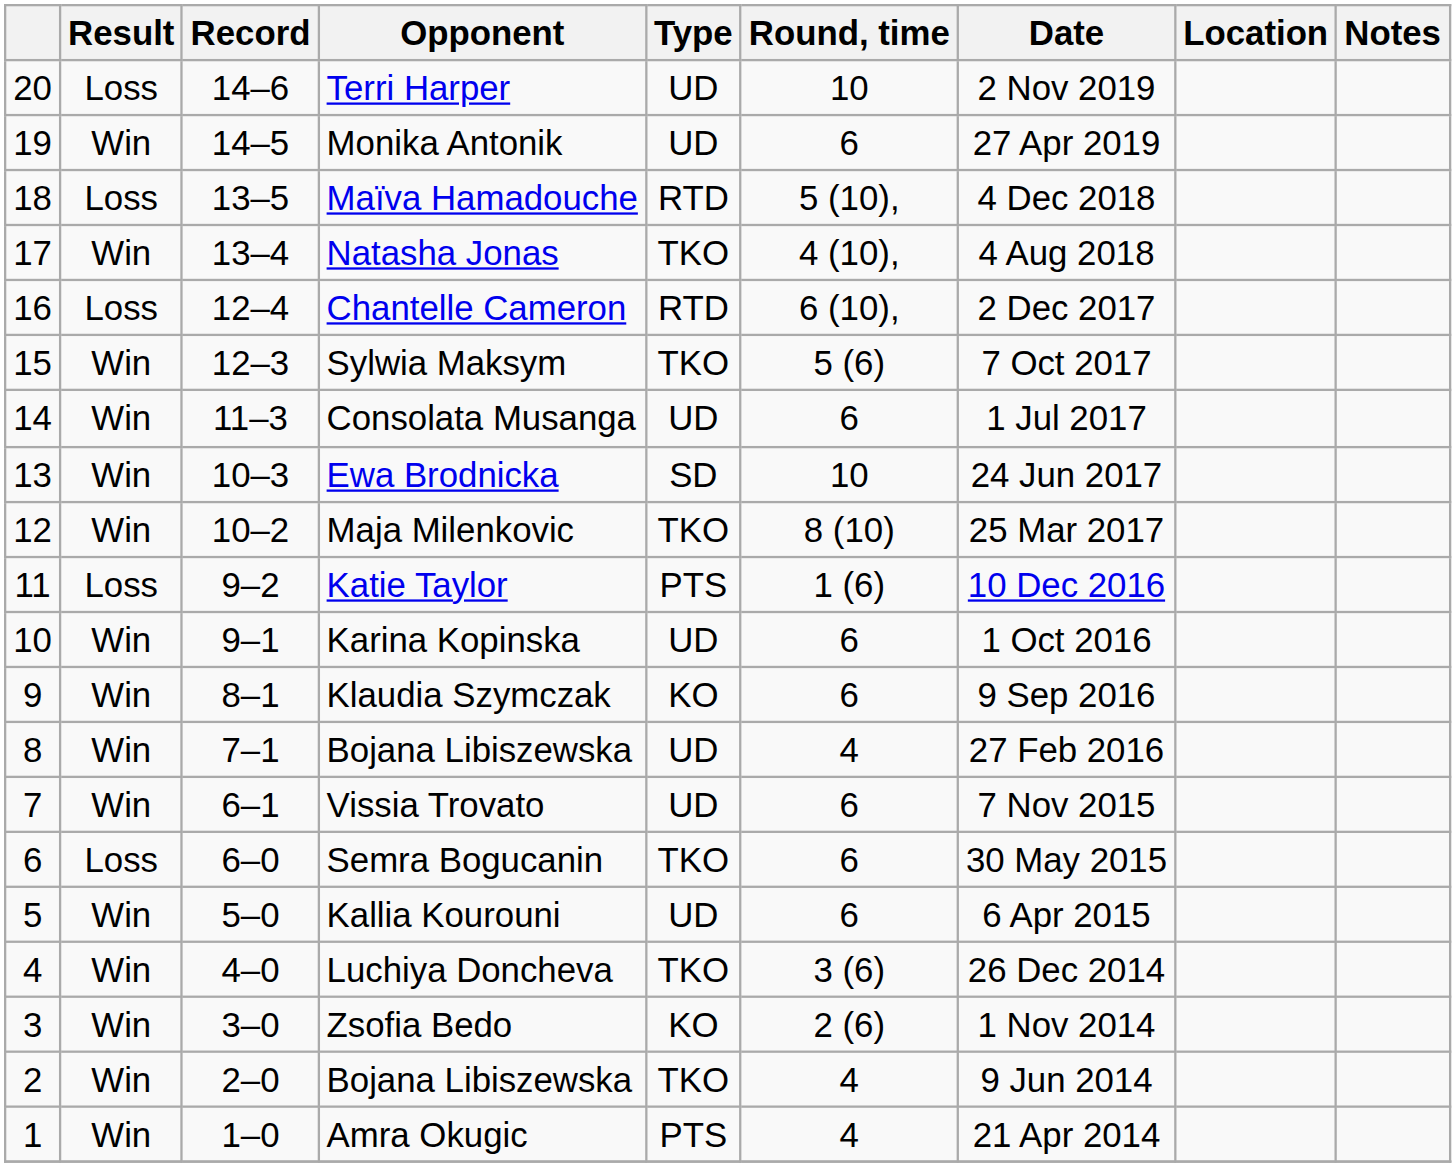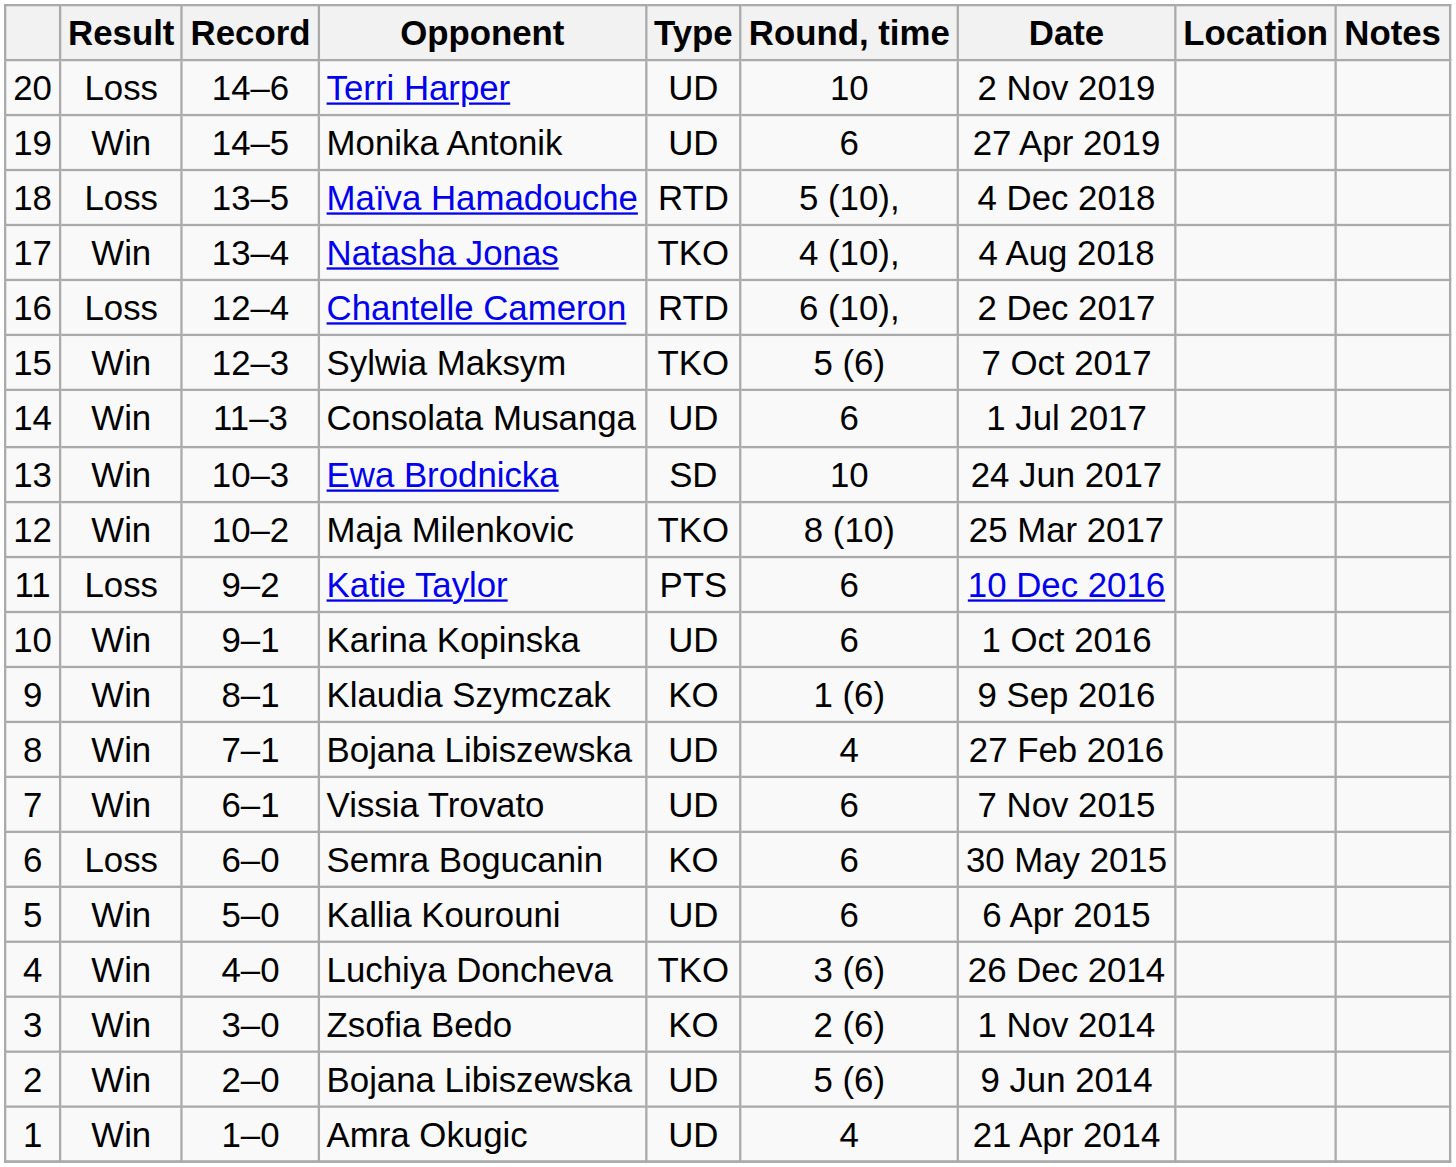(849, 584) 1 (6) -> (849, 584) 6
(849, 694) 6 -> (849, 694) 1 (6)
(693, 859) TKO -> (693, 859) KO
(693, 1080) TKO -> (693, 1080) UD
(849, 1080) 4 -> (849, 1080) 5 (6)
(693, 1135) PTS -> (693, 1135) UD
